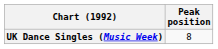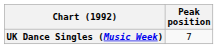(189, 37) 8 -> (189, 37) 7
